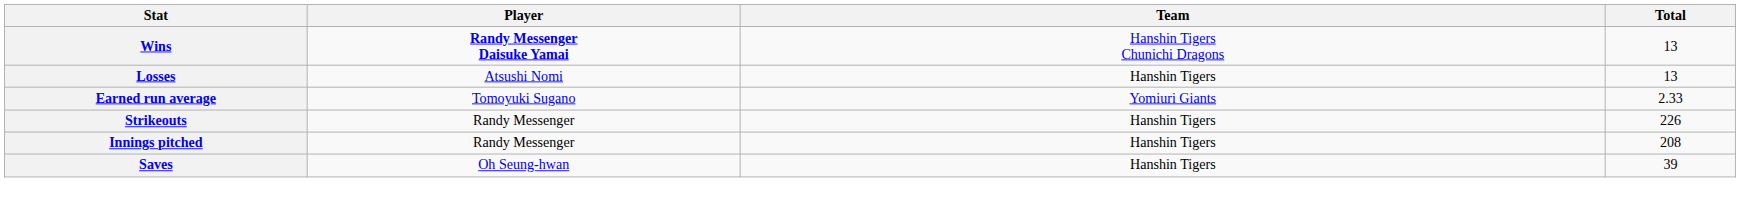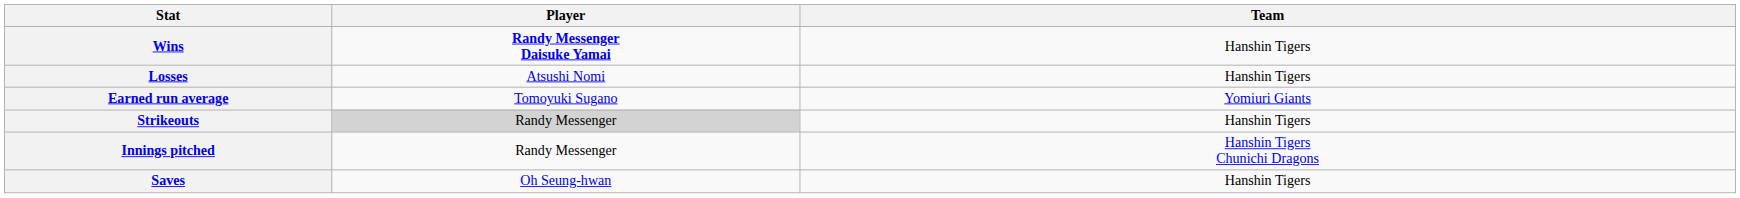- column: (1670, 15)
(1173, 45) Hanshin Tigers Chunichi Dragons -> (1268, 45) Hanshin Tigers
(524, 120) no background -> (566, 120) lightgrey background
(1173, 143) Hanshin Tigers -> (1268, 151) Hanshin Tigers Chunichi Dragons
